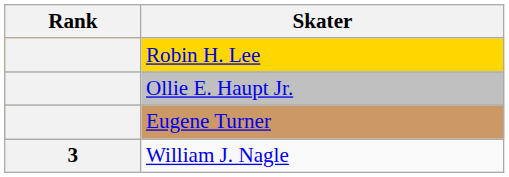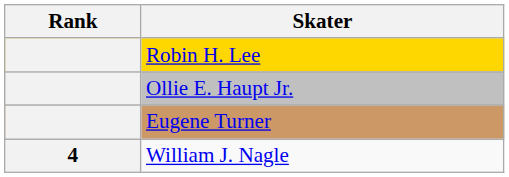(73, 155) 3 -> (73, 155) 4
